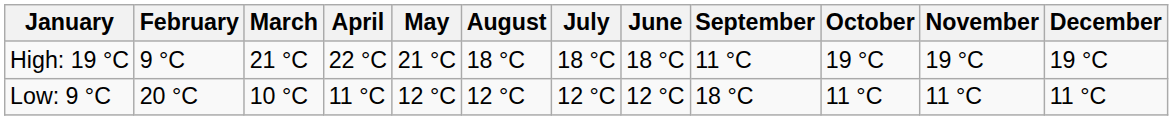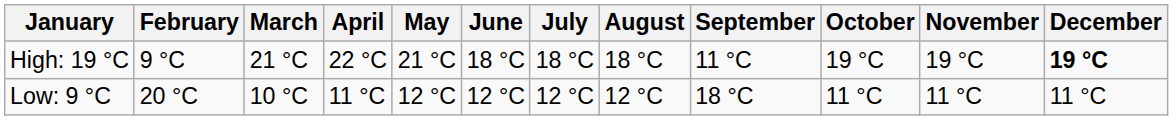columns swapped: (655, 22) <-> (507, 22)
(1079, 59) normal -> (1079, 59) bold
